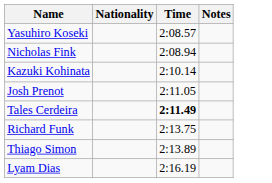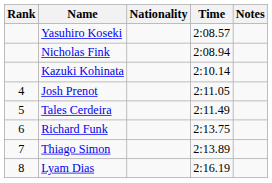+ column: (21, 14)
(178, 110) bold -> (212, 110) normal
